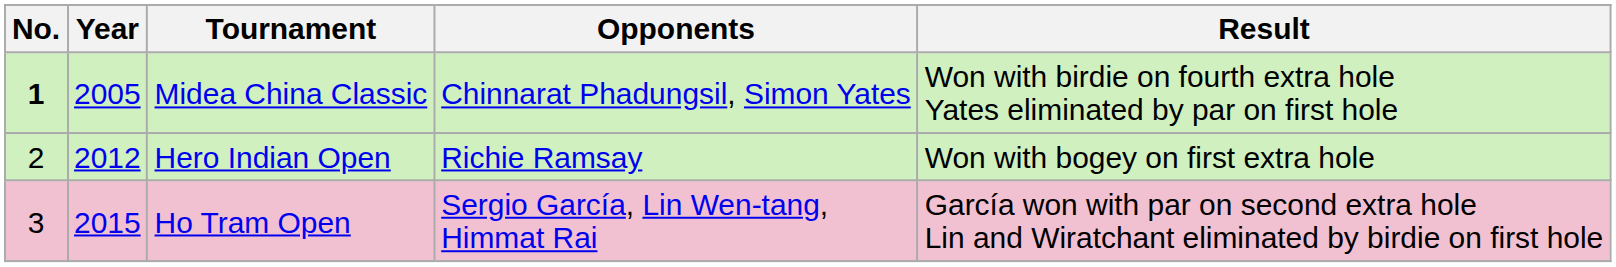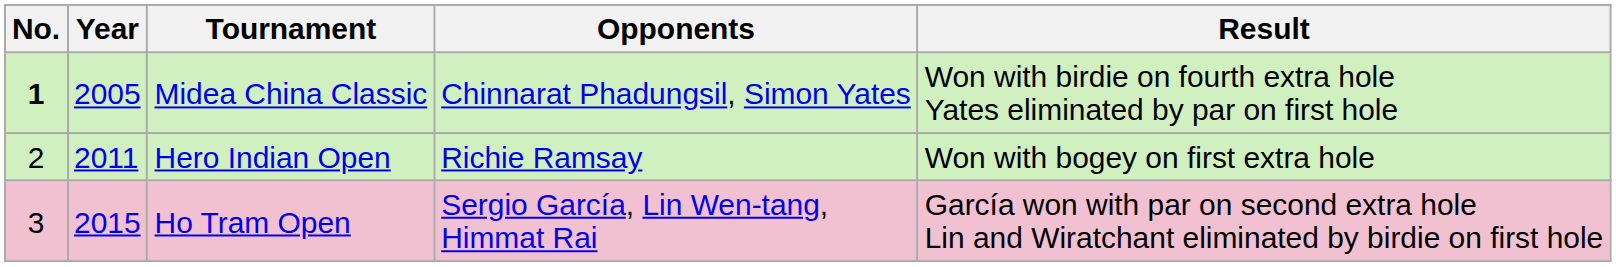(107, 157) 2012 -> (106, 157) 2011
